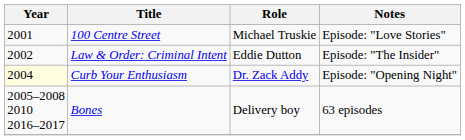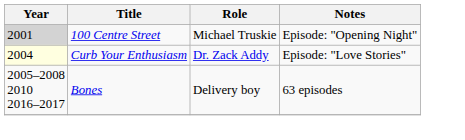(20, 34) no background -> (20, 34) lightgrey background
(384, 34) Episode: "Love Stories" -> (350, 34) Episode: "Opening Night"
- row: (149, 55)
(390, 75) Episode: "Opening Night" -> (344, 55) Episode: "Love Stories"
